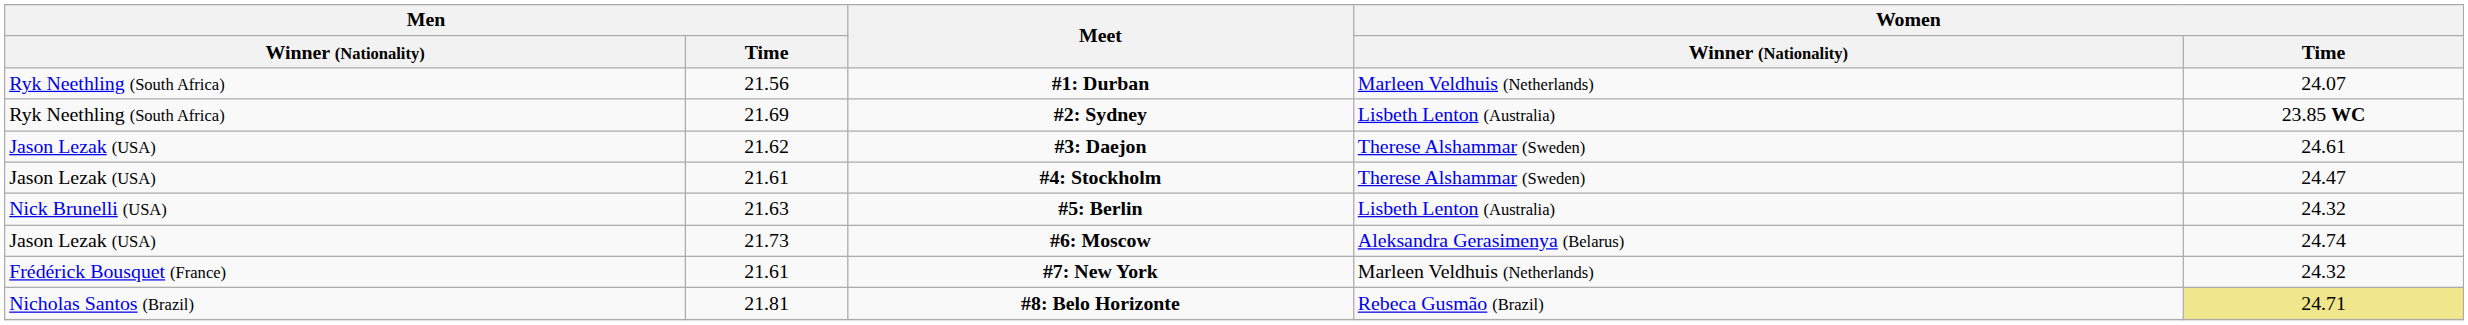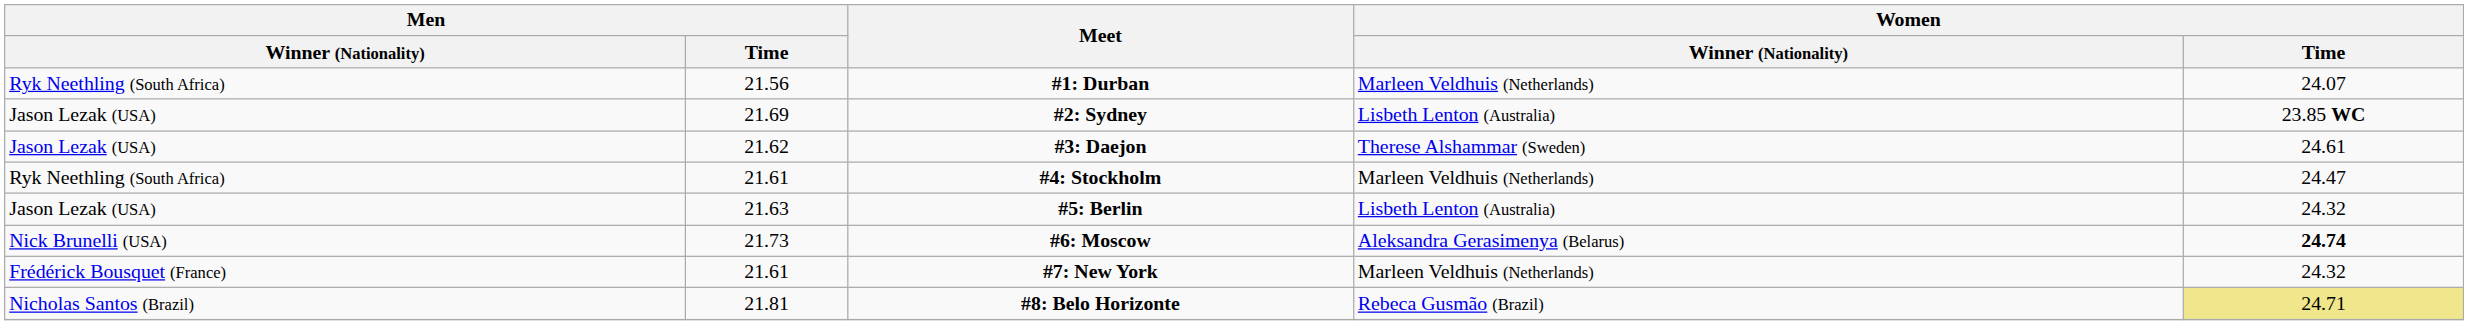(117, 114) Ryk Neethling (South Africa) -> (82, 114) Jason Lezak (USA)
(82, 177) Jason Lezak (USA) -> (117, 177) Ryk Neethling (South Africa)
(1472, 177) Therese Alshammar (Sweden) -> (1476, 177) Marleen Veldhuis (Netherlands)
(88, 209) Nick Brunelli (USA) -> (82, 209) Jason Lezak (USA)
(82, 240) Jason Lezak (USA) -> (88, 240) Nick Brunelli (USA)
(2324, 240) normal -> (2324, 240) bold
